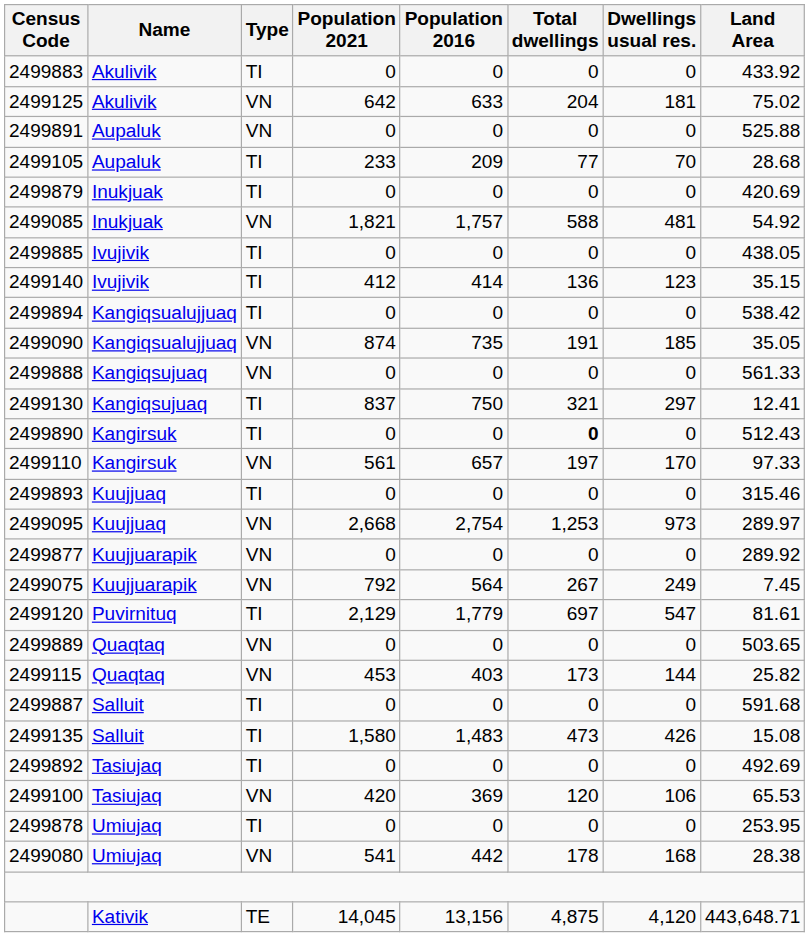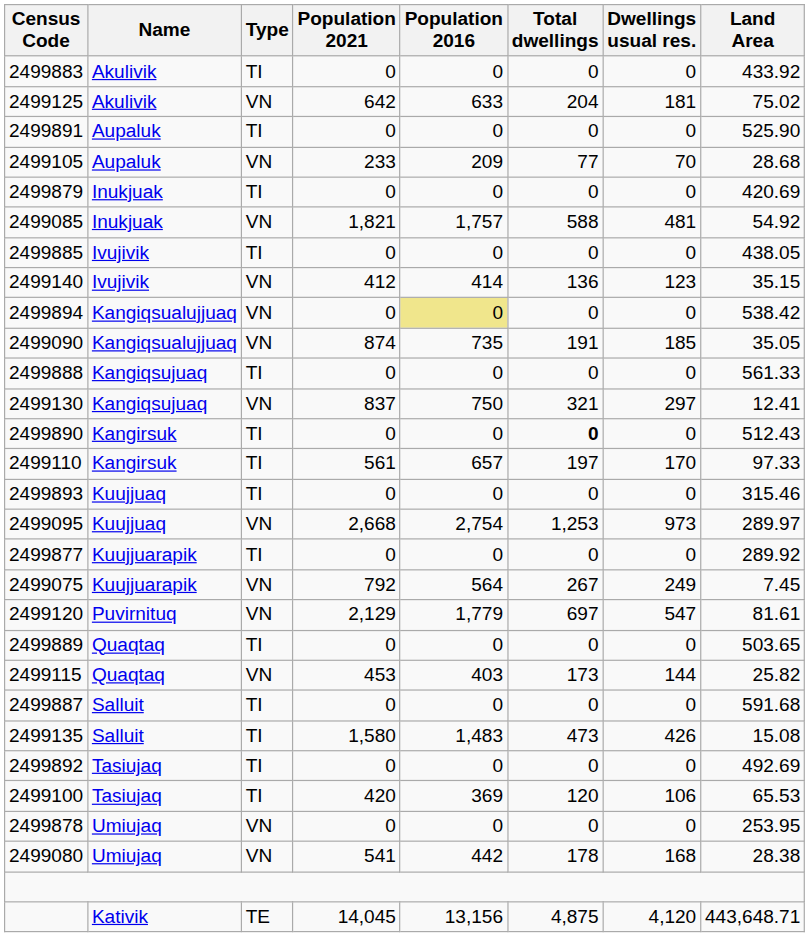(259, 131) VN -> (254, 131) TI
(771, 131) 525.88 -> (771, 131) 525.90
(254, 161) TI -> (259, 161) VN
(254, 282) TI -> (259, 282) VN
(254, 312) TI -> (259, 312) VN
(498, 312) no background -> (498, 312) khaki background
(259, 373) VN -> (254, 373) TI
(254, 403) TI -> (259, 403) VN
(259, 463) VN -> (254, 463) TI
(259, 554) VN -> (254, 554) TI
(254, 614) TI -> (259, 614) VN
(259, 644) VN -> (254, 644) TI
(259, 795) VN -> (254, 795) TI
(254, 826) TI -> (259, 826) VN
